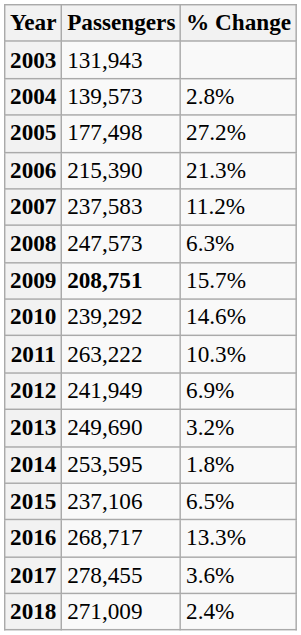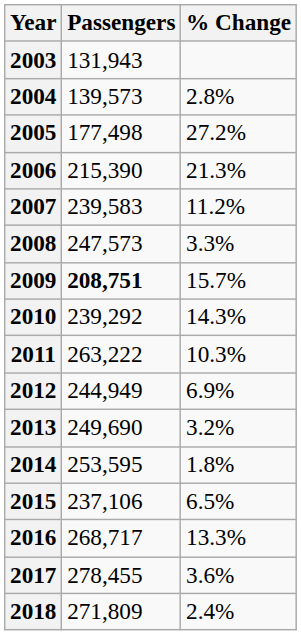(105, 206) 237,583 -> (105, 206) 239,583
(210, 243) 6.3% -> (210, 243) 3.3%
(216, 317) 14.6% -> (216, 317) 14.3%
(105, 390) 241,949 -> (105, 390) 244,949
(105, 611) 271,009 -> (105, 611) 271,809
